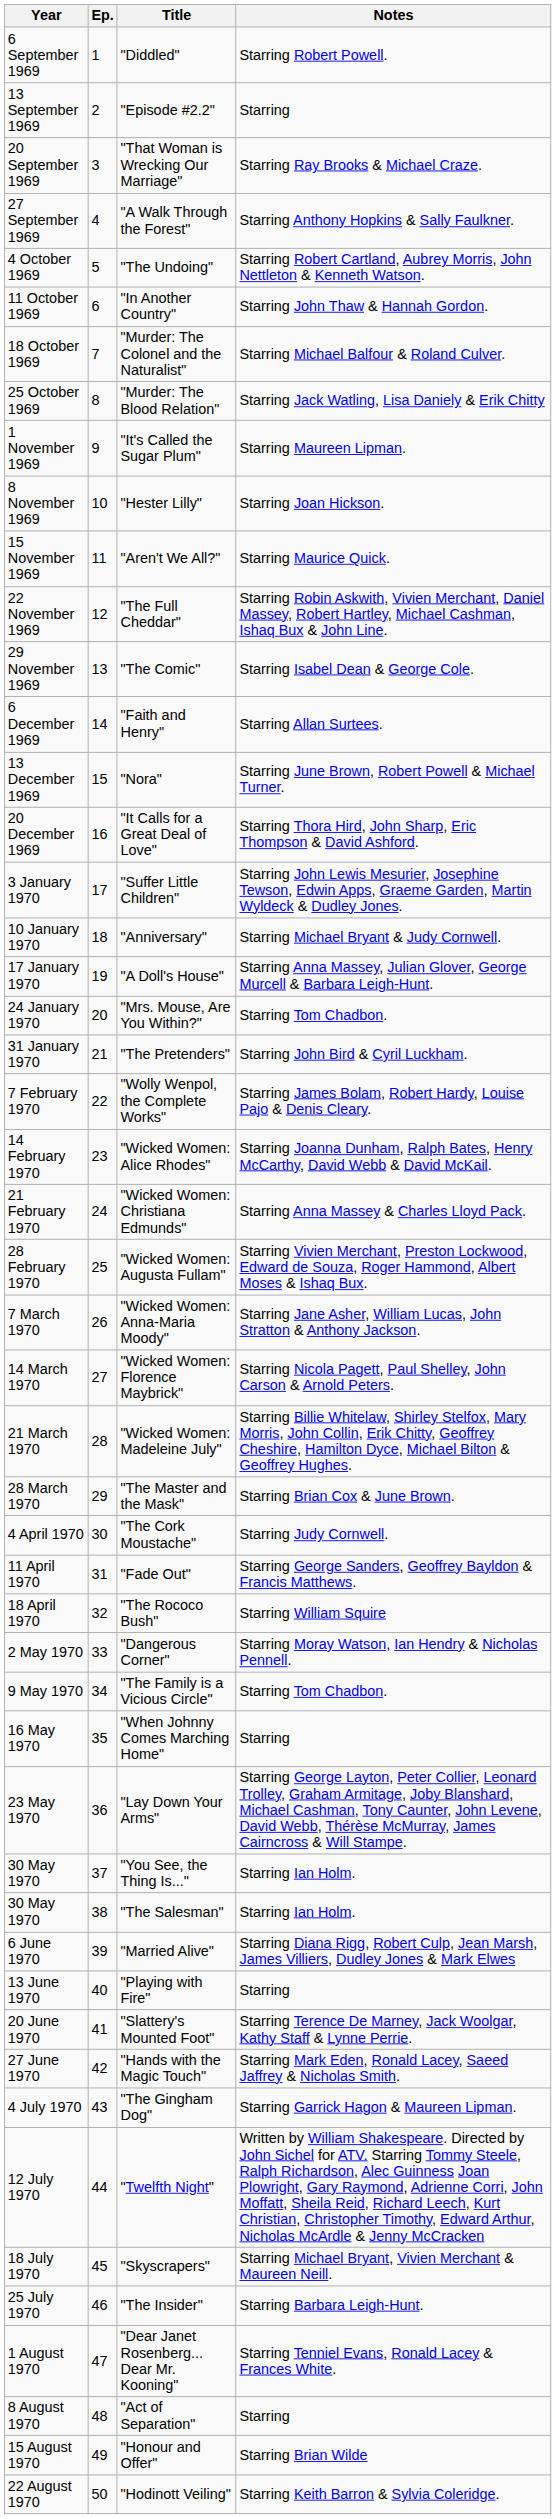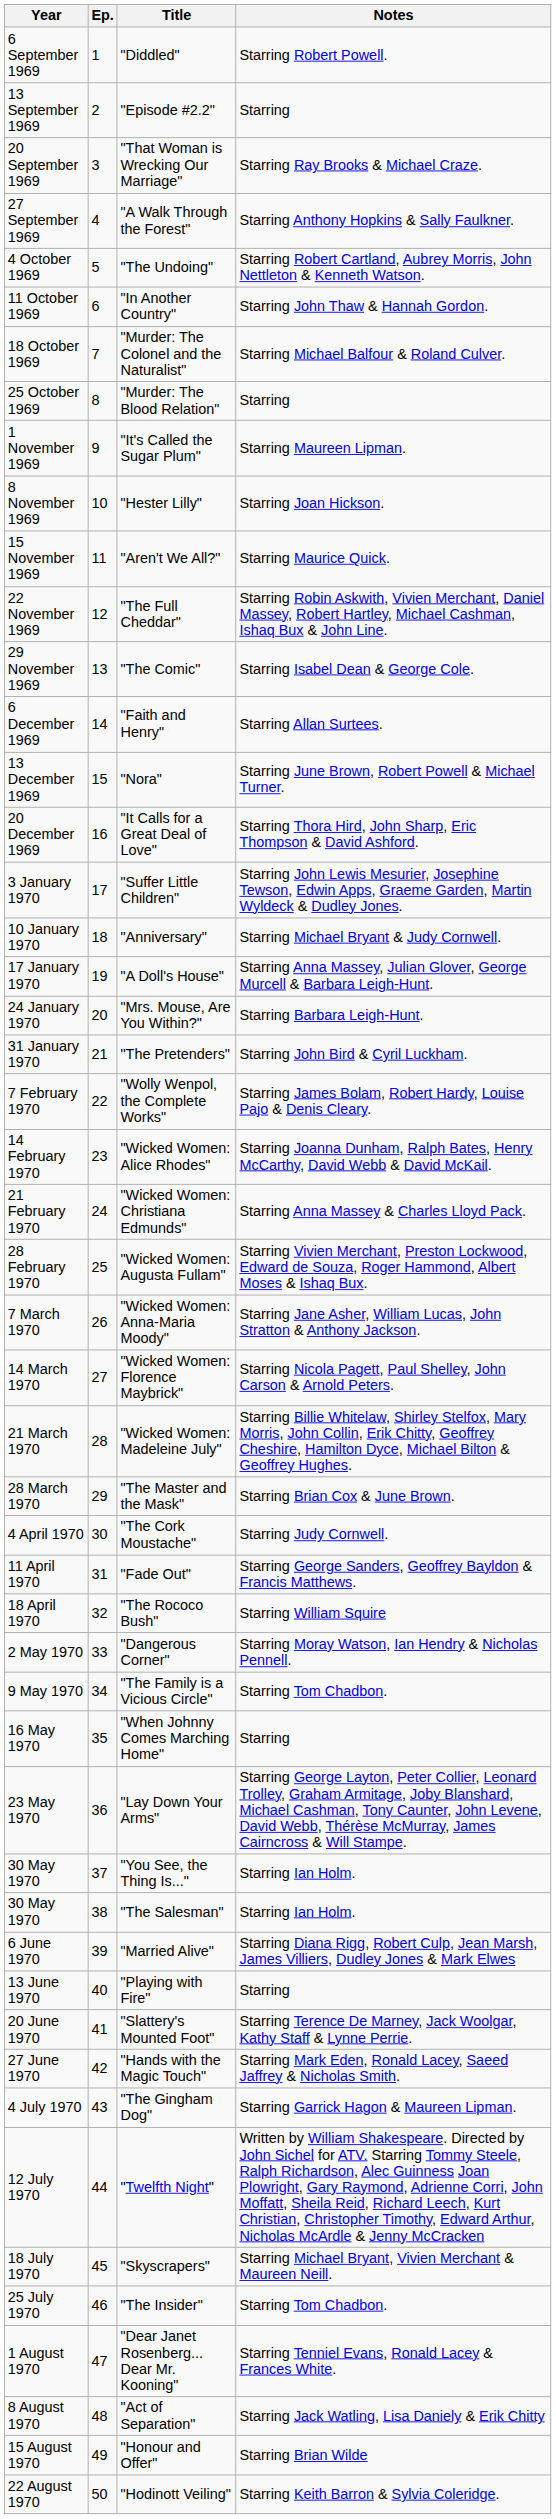(392, 401) Starring Jack Watling, Lisa Daniely & Erik Chitty -> (265, 401) Starring
(313, 1015) Starring Tom Chadbon. -> (332, 1015) Starring Barbara Leigh-Hunt.
(332, 2305) Starring Barbara Leigh-Hunt. -> (313, 2305) Starring Tom Chadbon.
(265, 2416) Starring -> (392, 2416) Starring Jack Watling, Lisa Daniely & Erik Chitty
